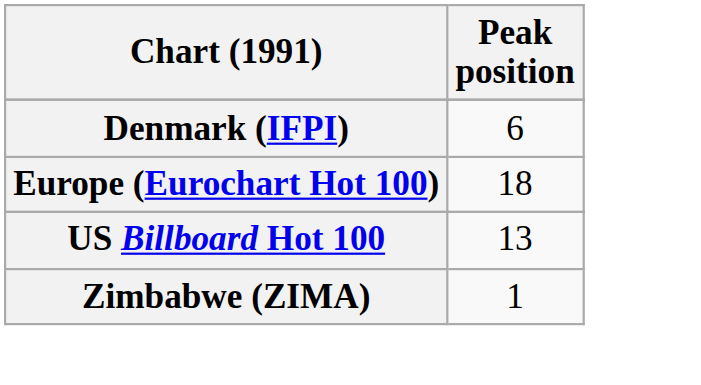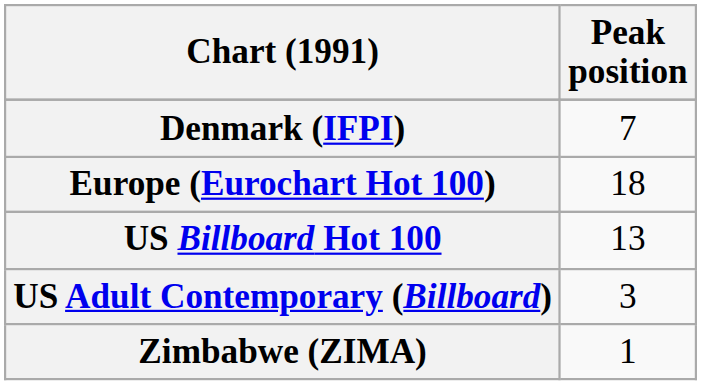(515, 127) 6 -> (628, 127) 7
+ row: (283, 295)
